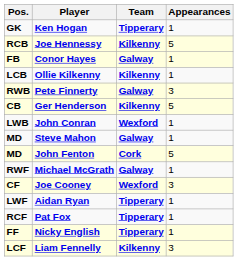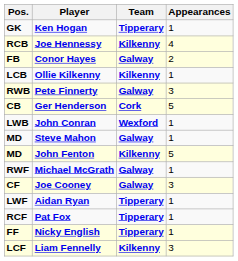(171, 43) 5 -> (171, 43) 4
(171, 59) 1 -> (171, 59) 2
(139, 106) Kilkenny -> (130, 106) Cork
(130, 153) Cork -> (139, 153) Kilkenny
(138, 185) Wexford -> (136, 185) Galway
